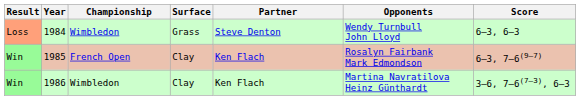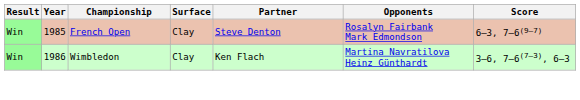- row: (17, 32)
(240, 57) Ken Flach -> (248, 32) Steve Denton
